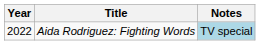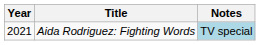(19, 31) 2022 -> (19, 31) 2021
